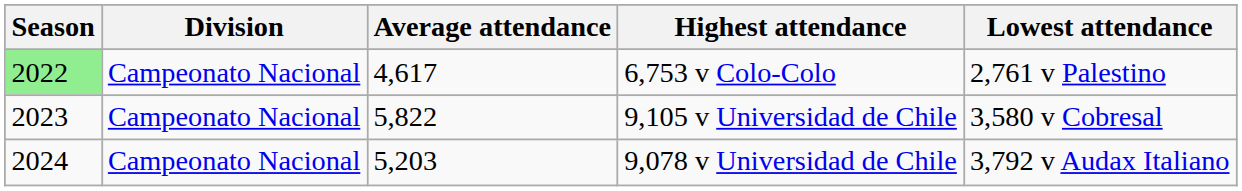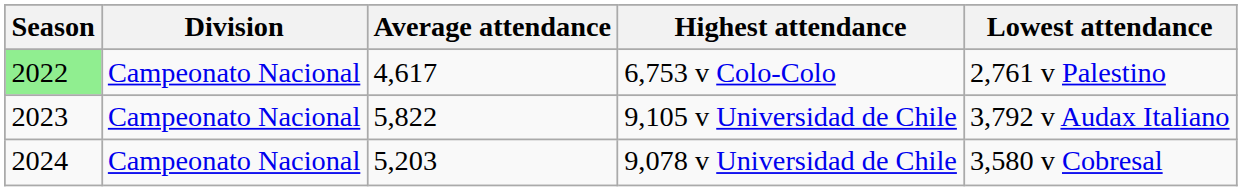(1066, 116) 3,580 v Cobresal -> (1100, 116) 3,792 v Audax Italiano
(1100, 161) 3,792 v Audax Italiano -> (1066, 161) 3,580 v Cobresal
